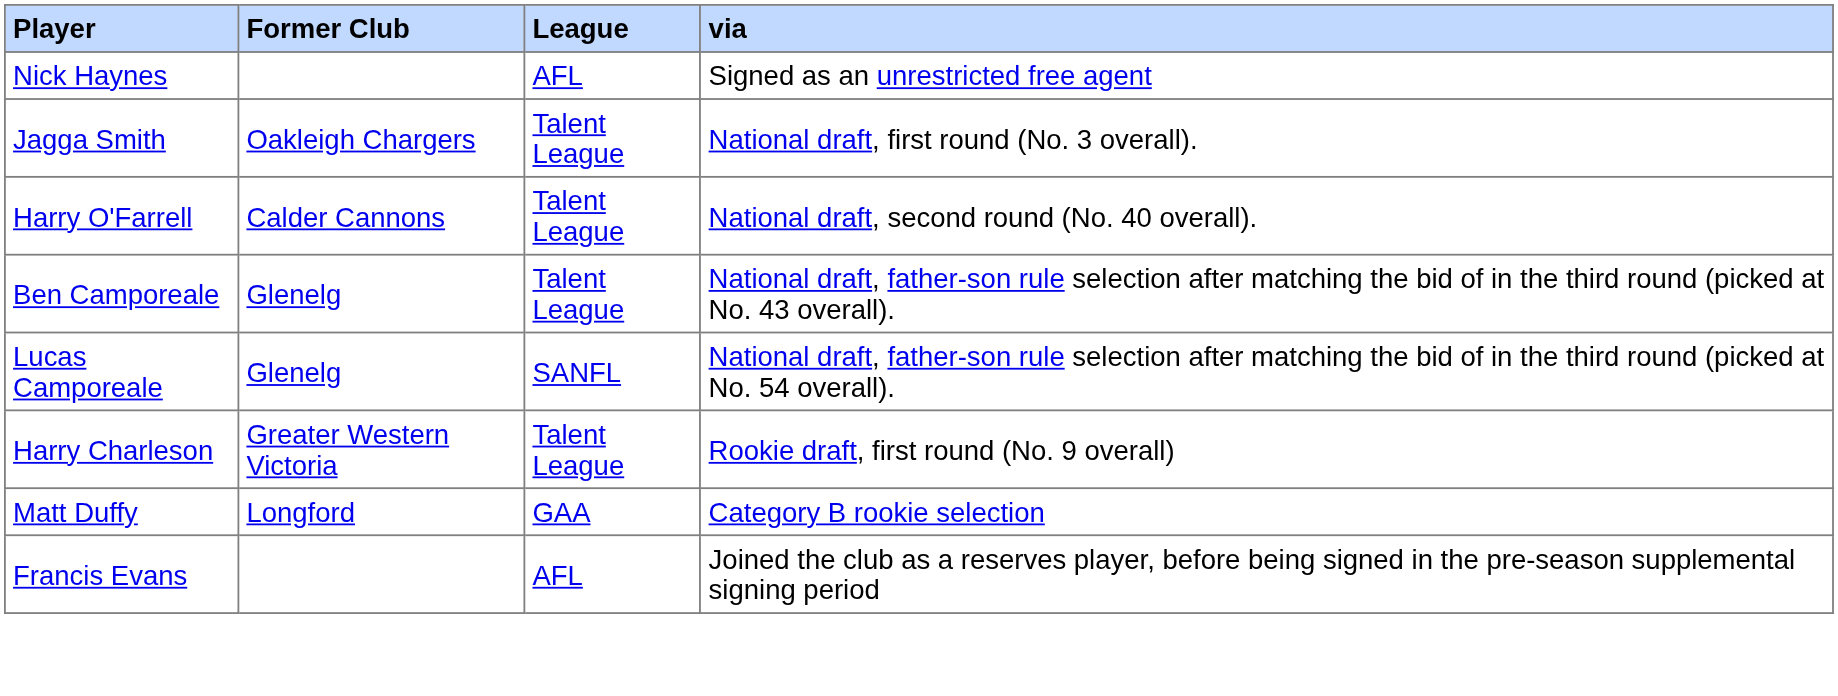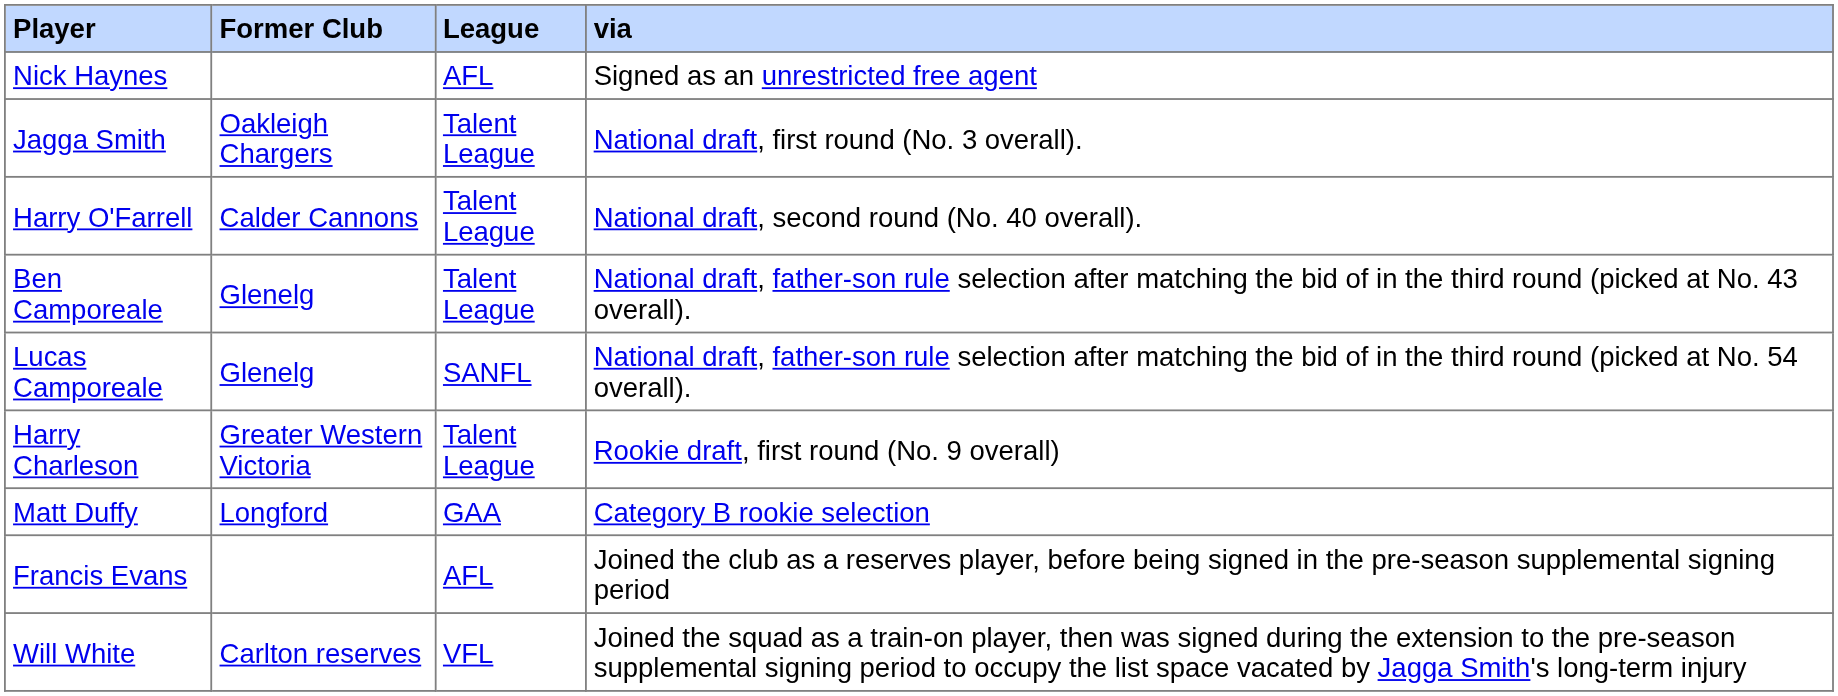+ row: (74, 652)
